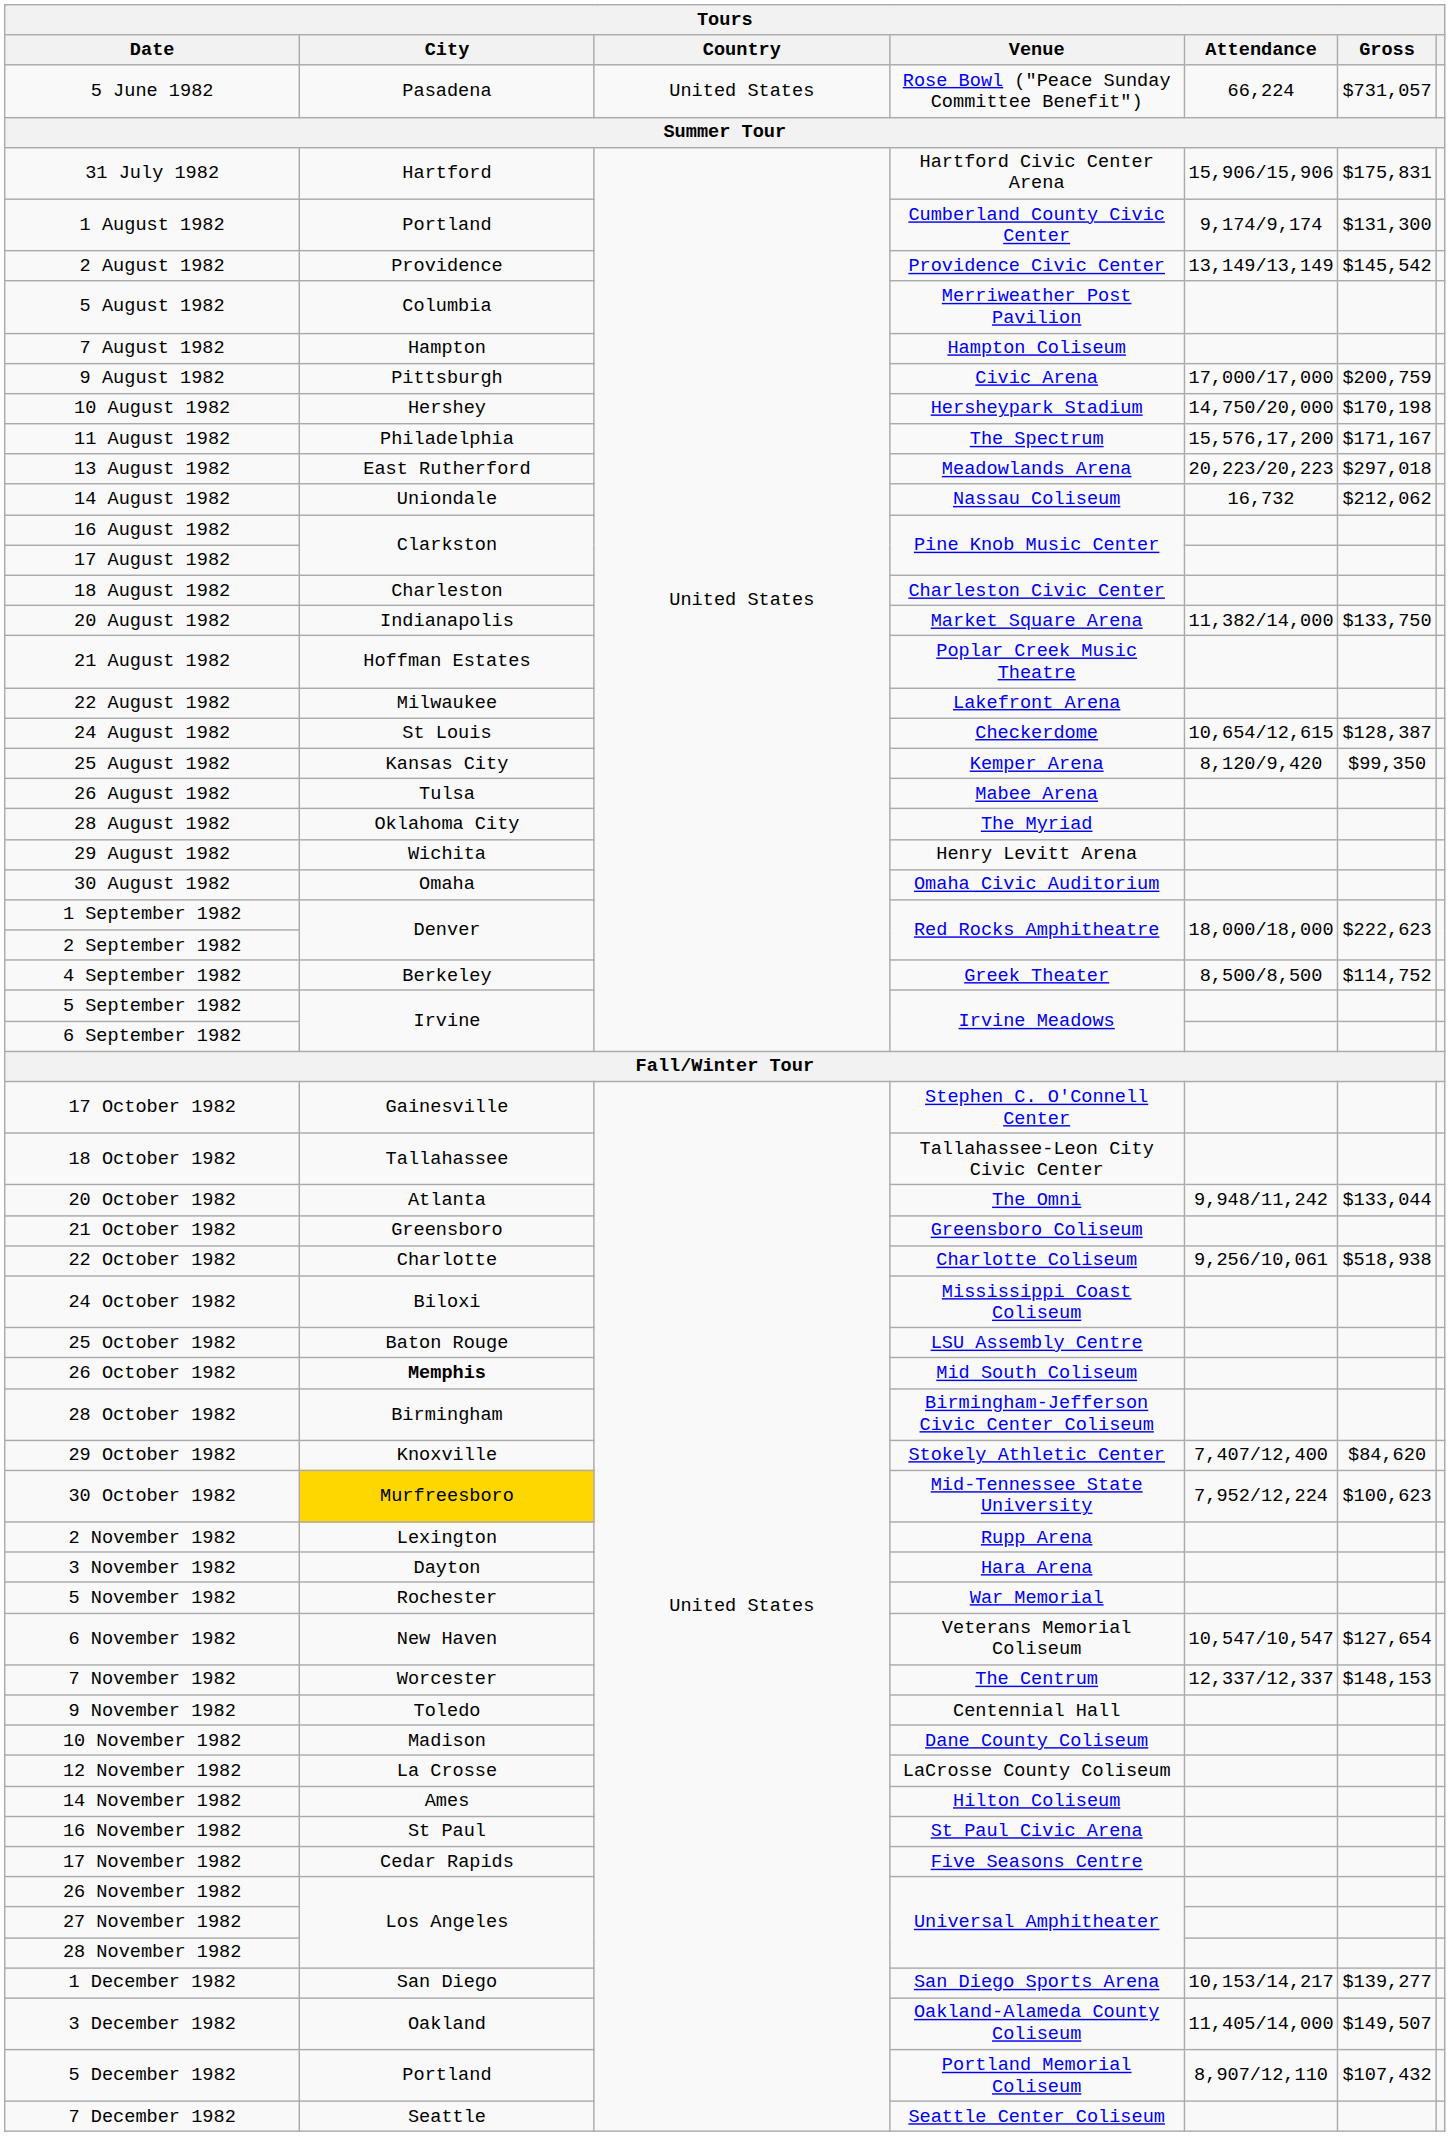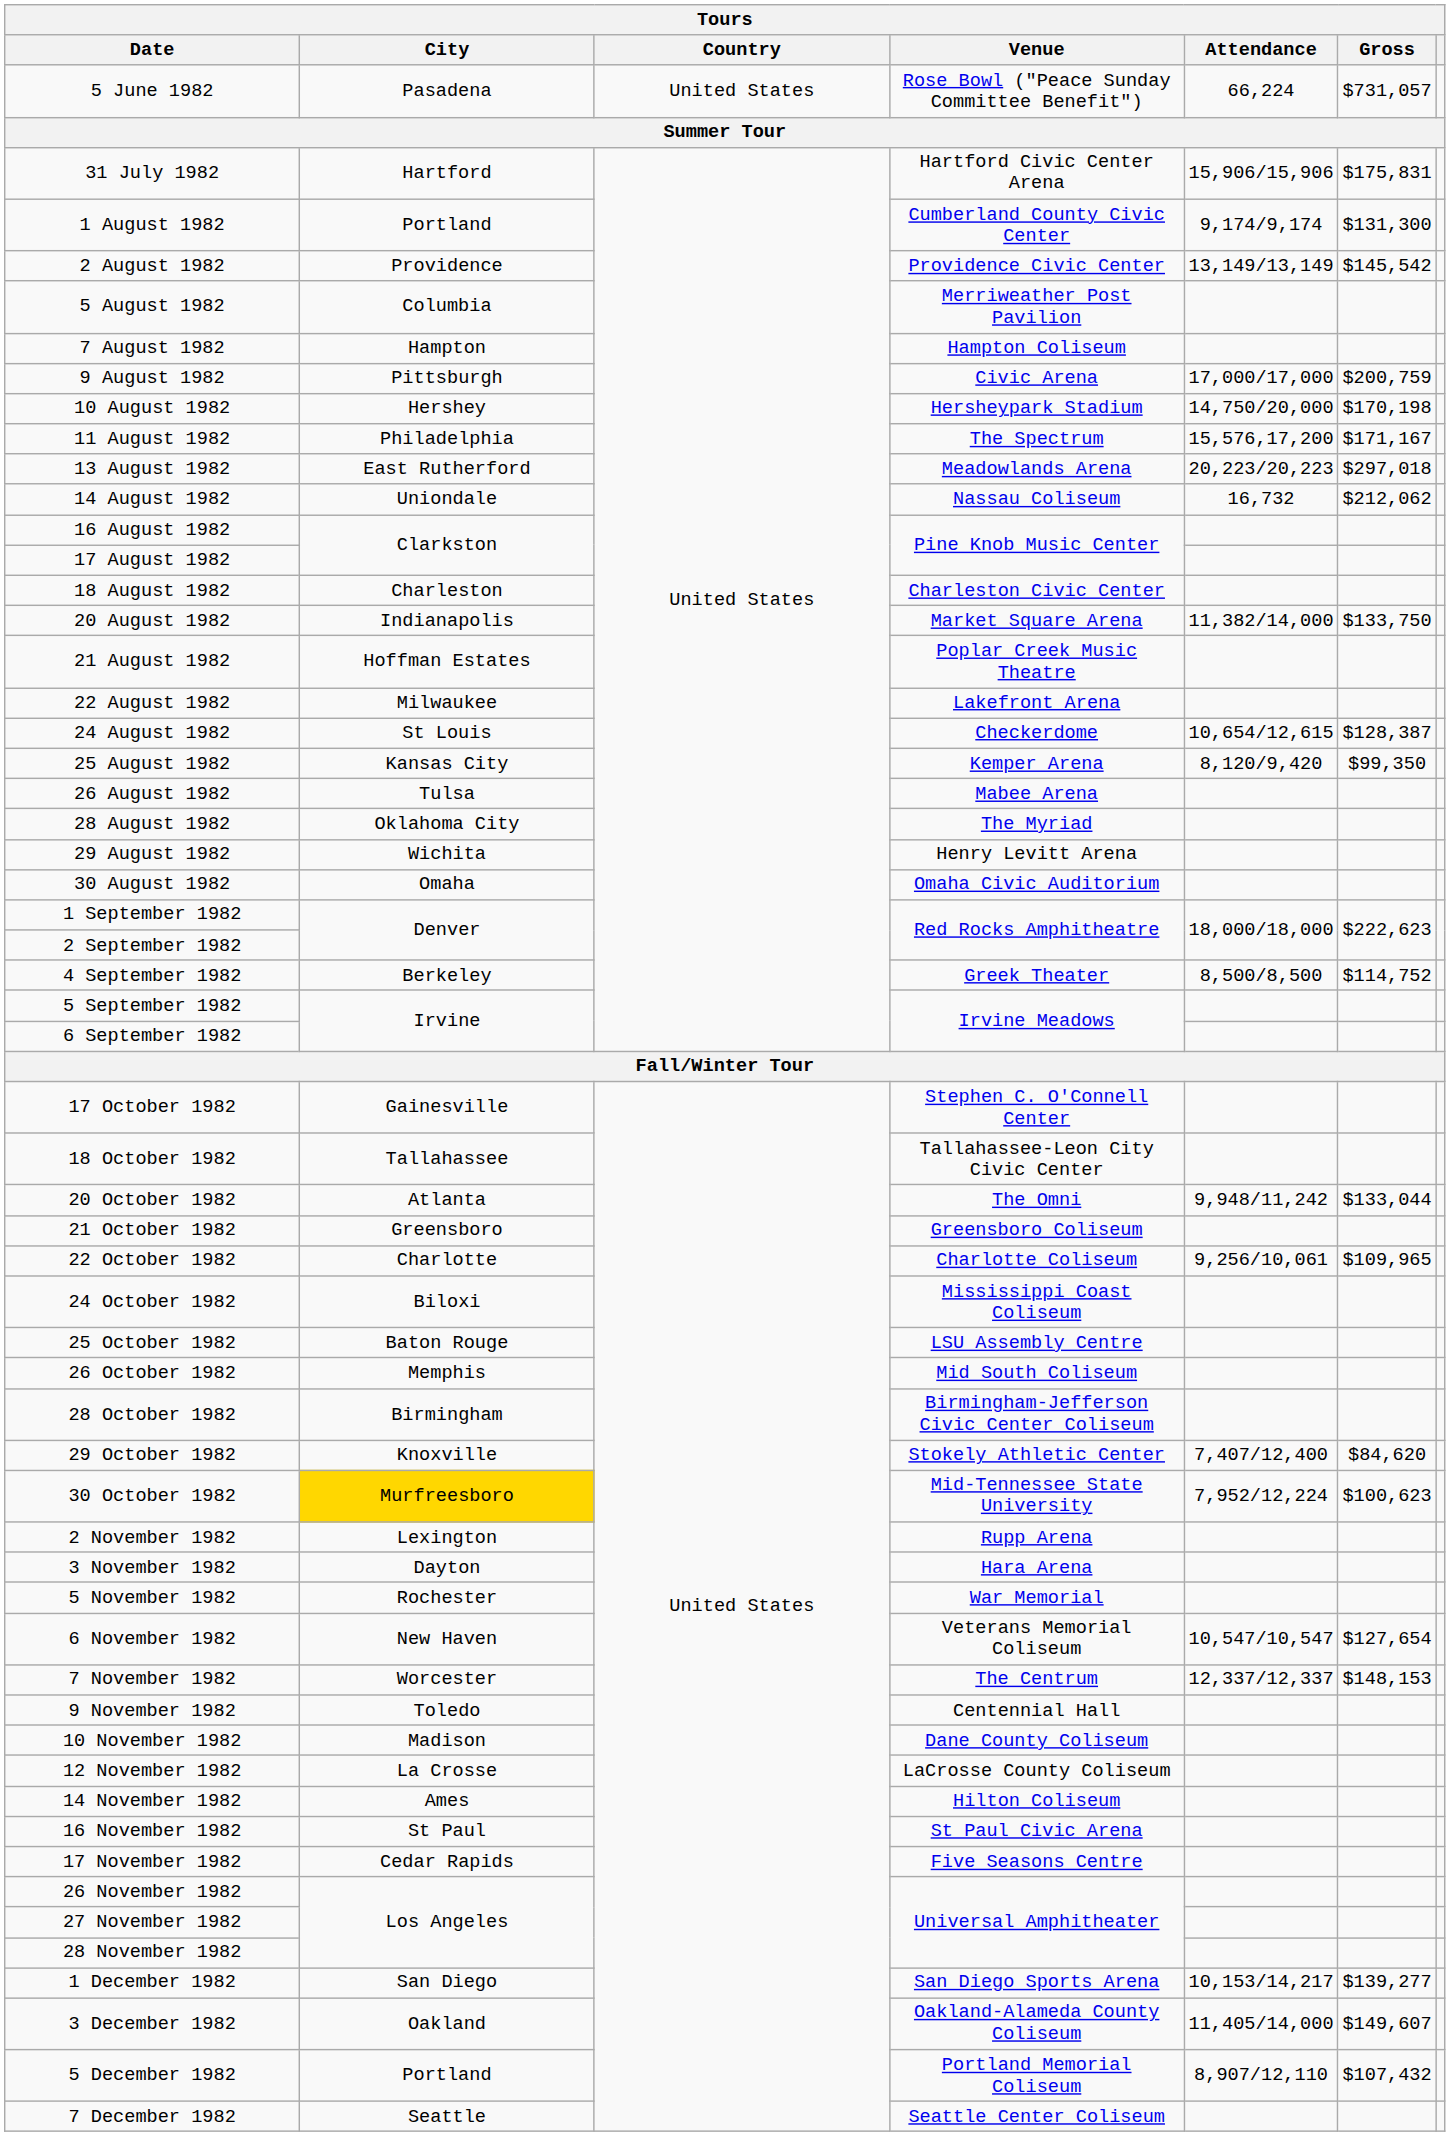(1387, 1261) $518,938 -> (1387, 1261) $109,965
(447, 1373) bold -> (447, 1373) normal
(1387, 2024) $149,507 -> (1387, 2024) $149,607
